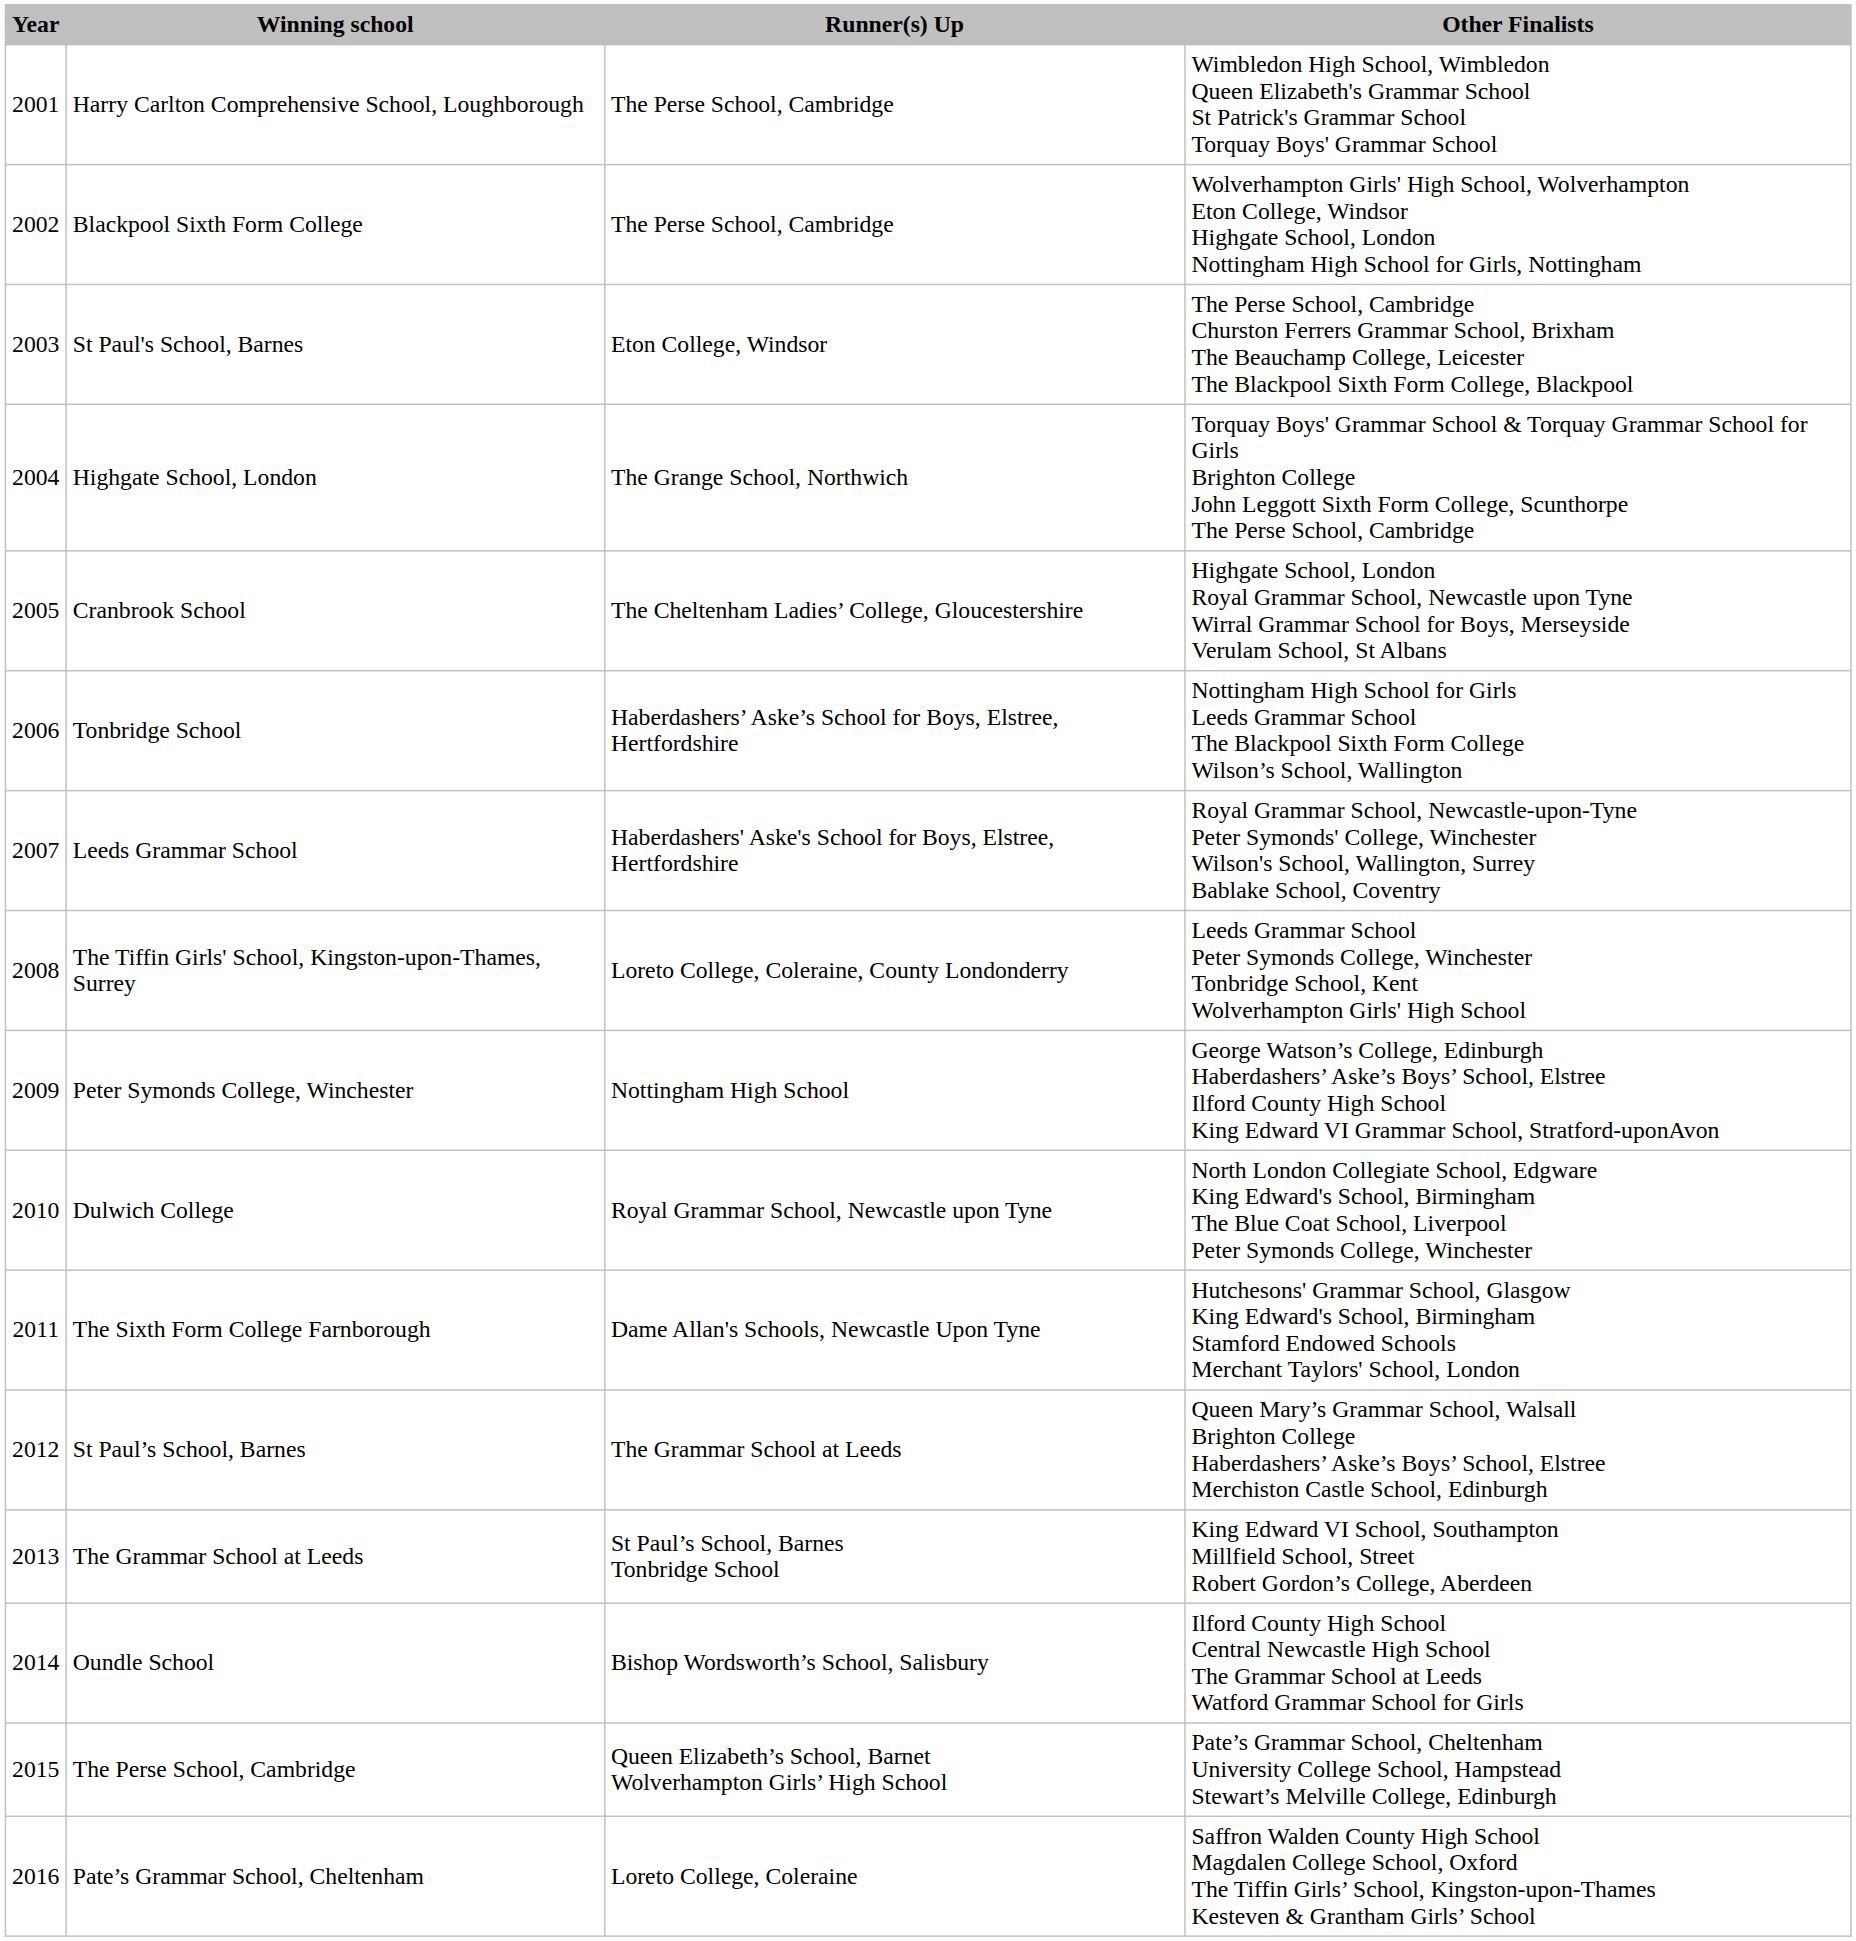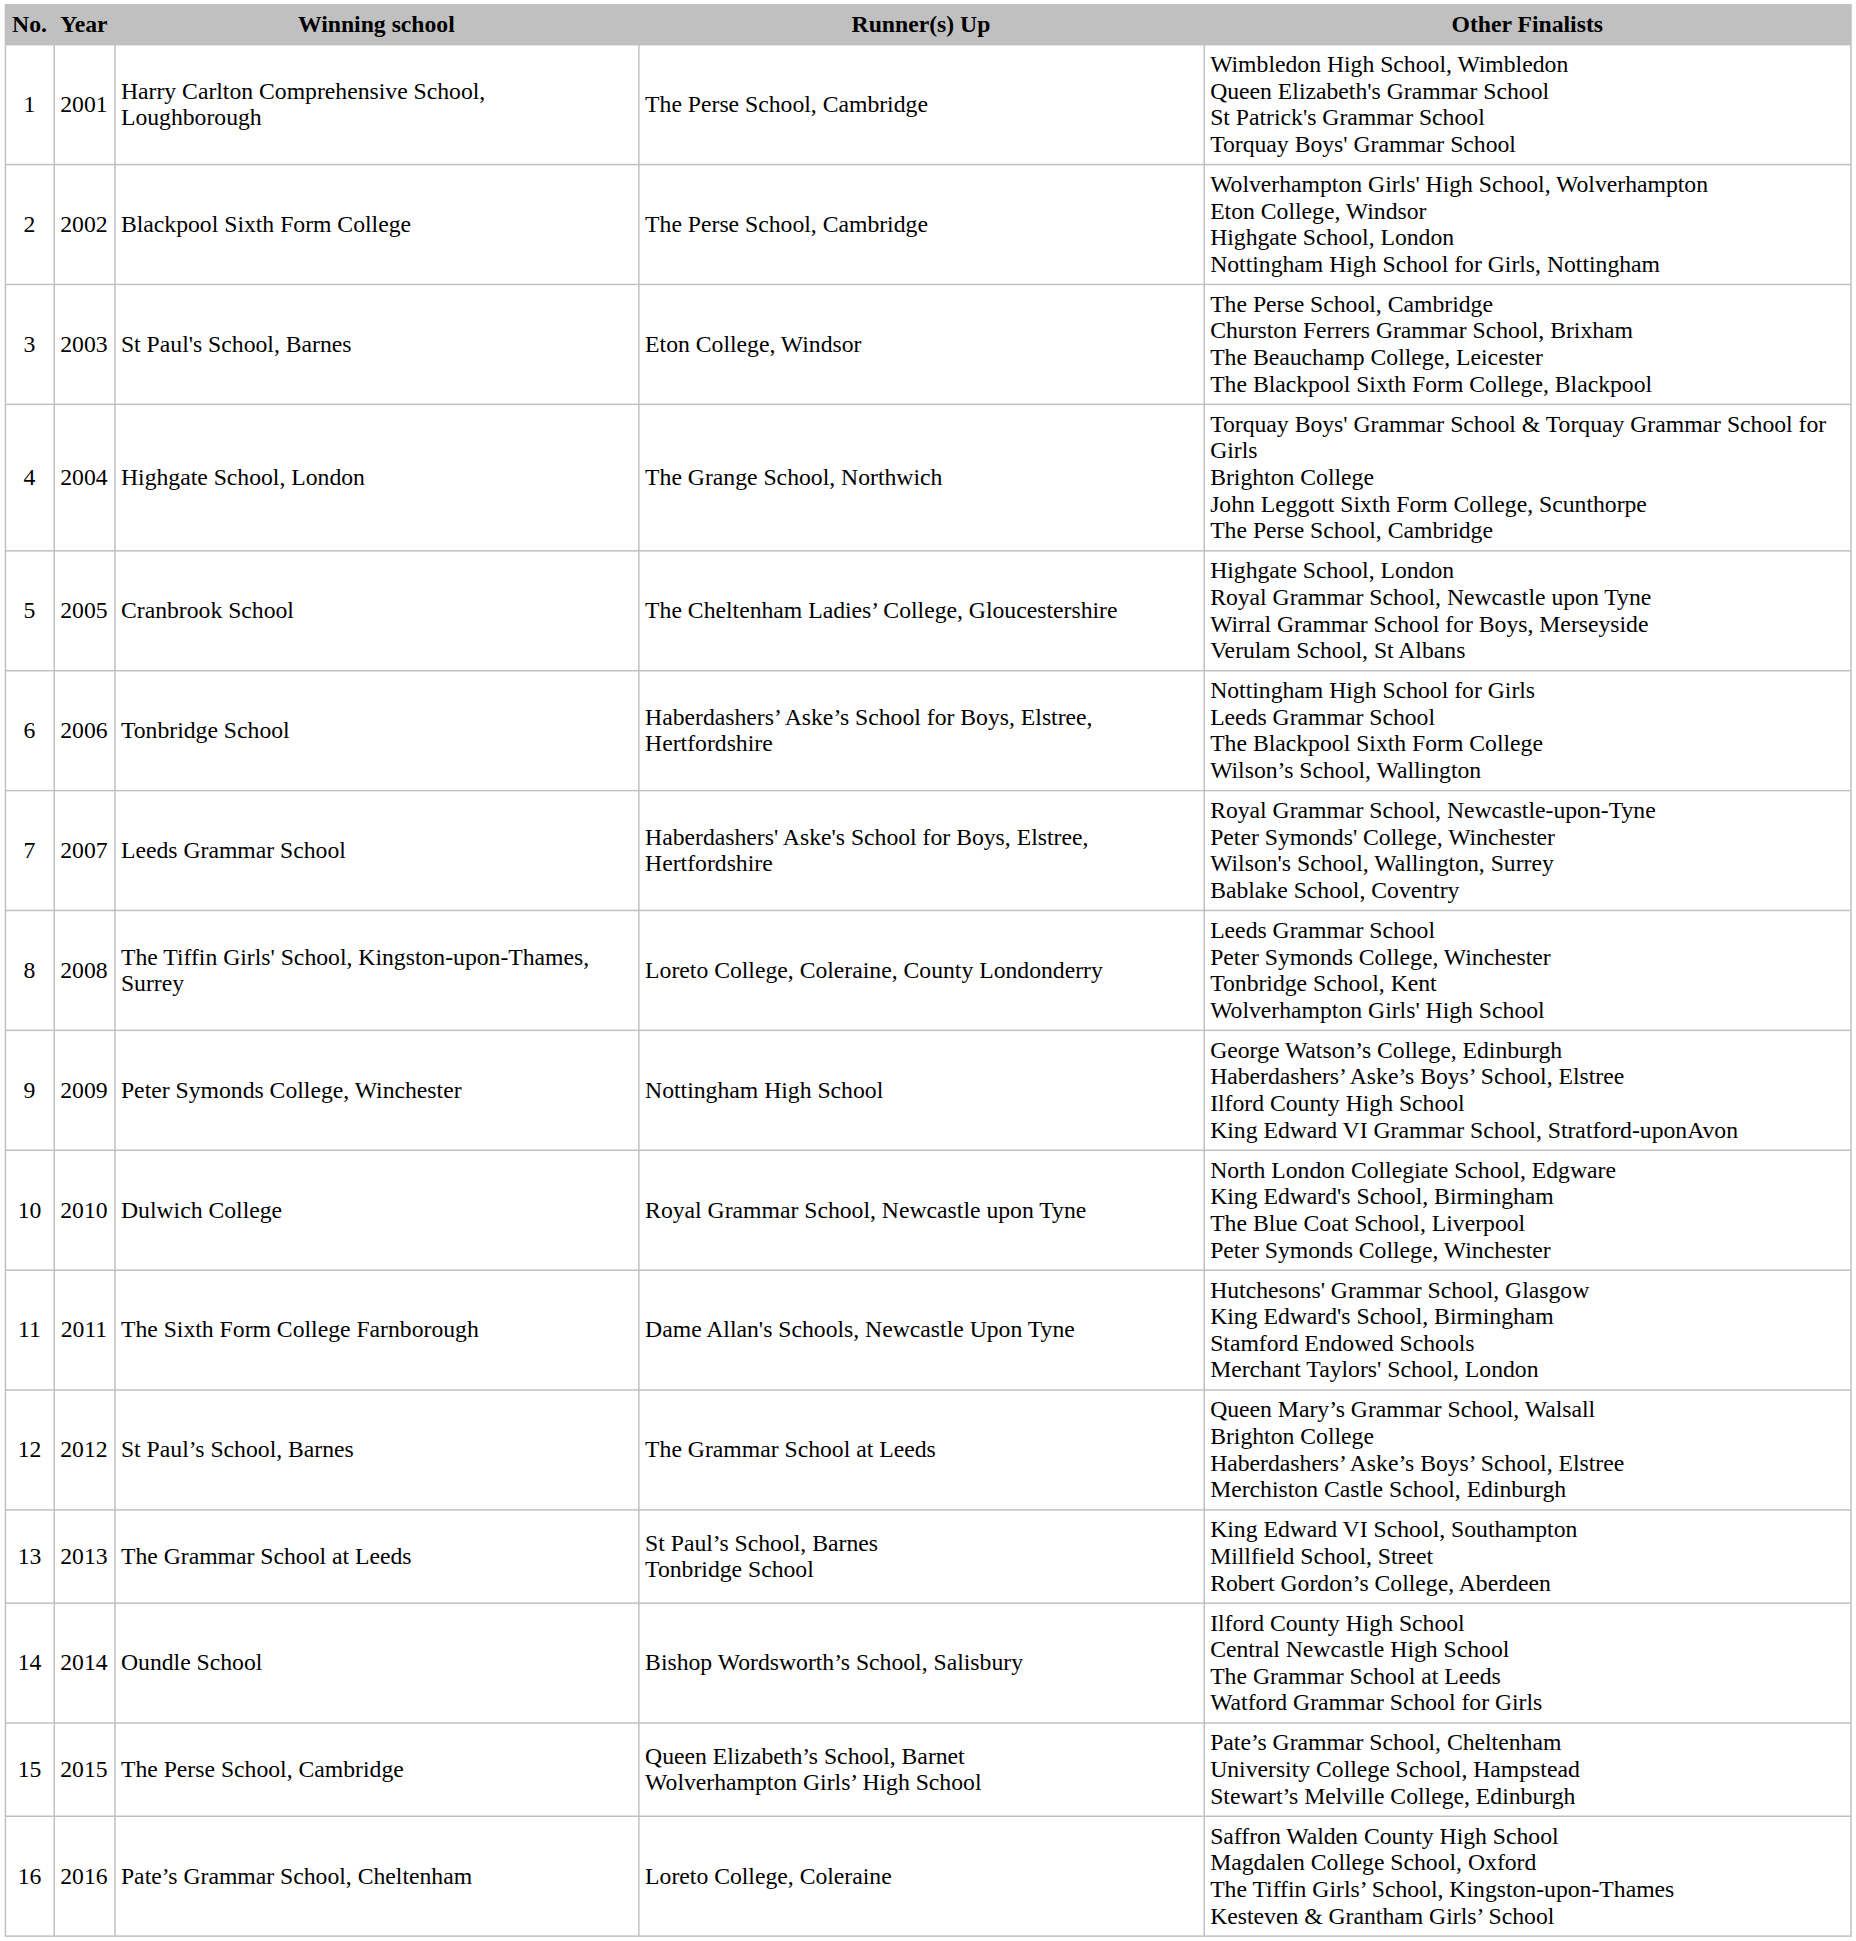+ column: (30, 24)
